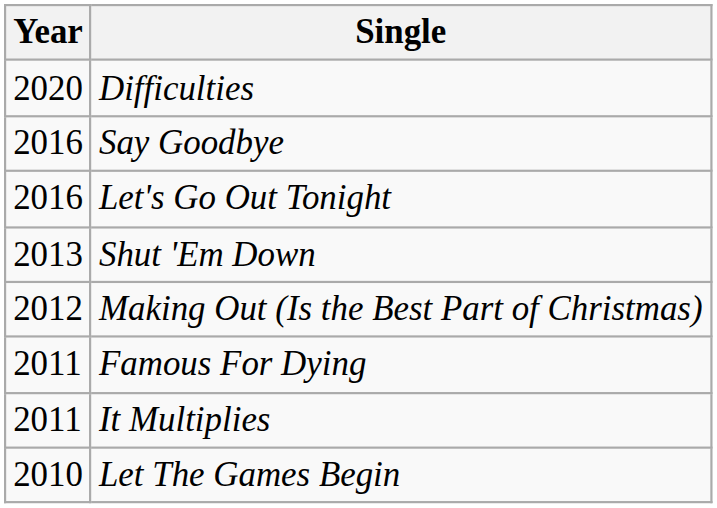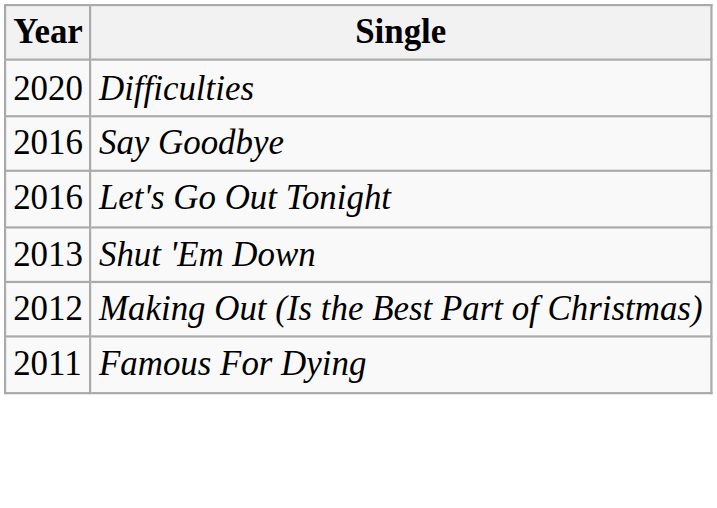- row: (185, 419)
- row: (250, 474)
